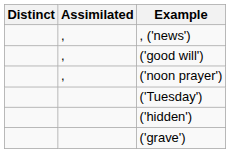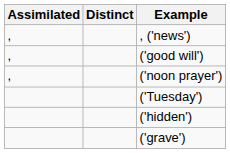columns swapped: (31, 14) <-> (97, 14)
